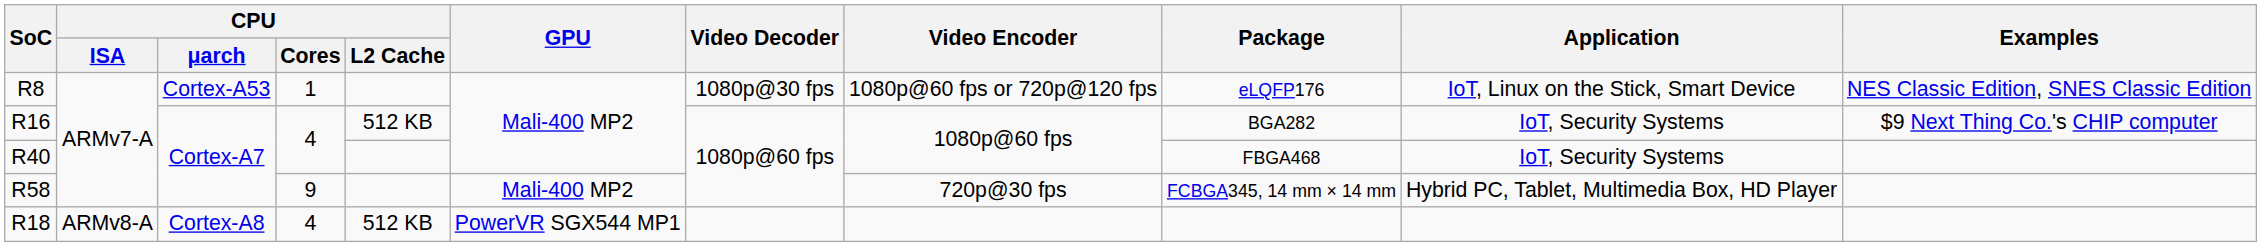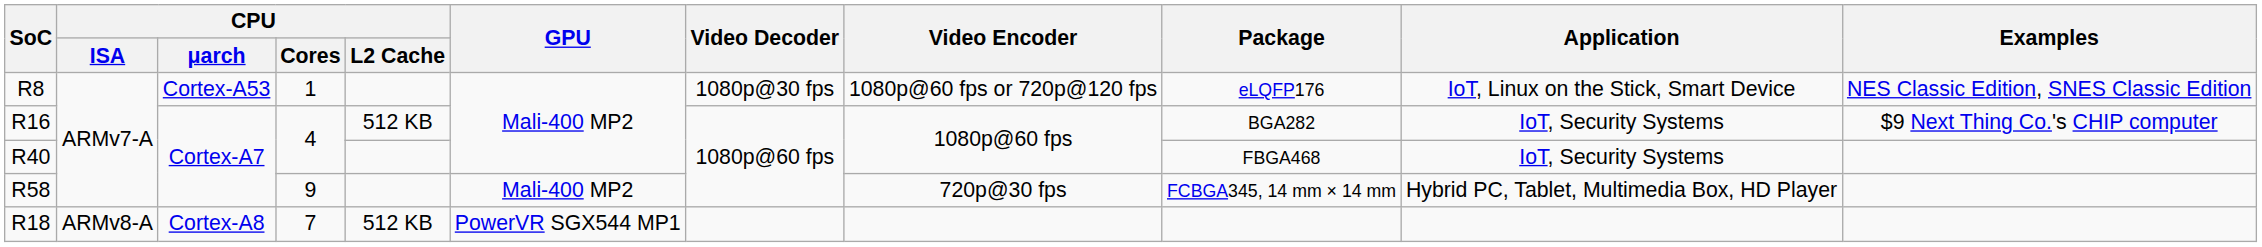(310, 223) 4 -> (310, 223) 7
